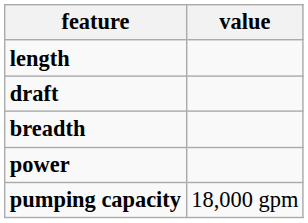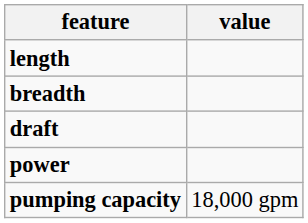rows swapped: (48, 128) <-> (34, 93)
